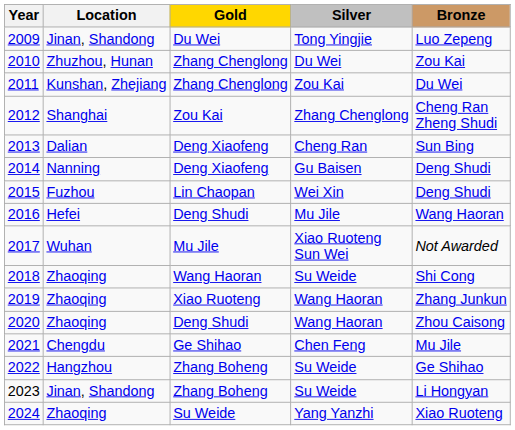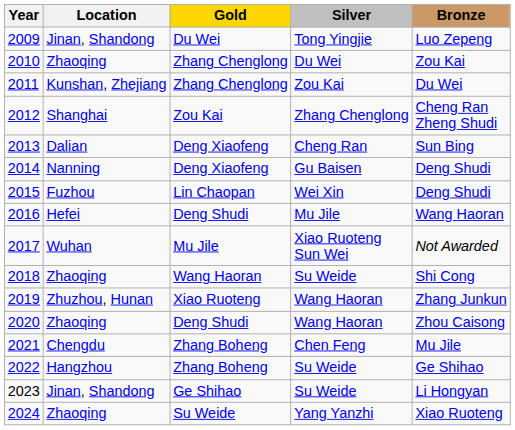(100, 61) Zhuzhou, Hunan -> (76, 61) Zhaoqing
(76, 299) Zhaoqing -> (100, 299) Zhuzhou, Hunan
(207, 345) Ge Shihao -> (220, 345) Zhang Boheng
(220, 390) Zhang Boheng -> (207, 390) Ge Shihao
